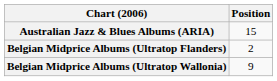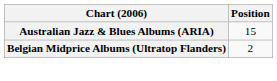- row: (117, 66)
